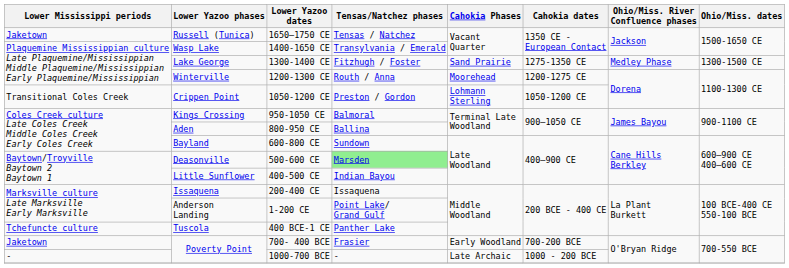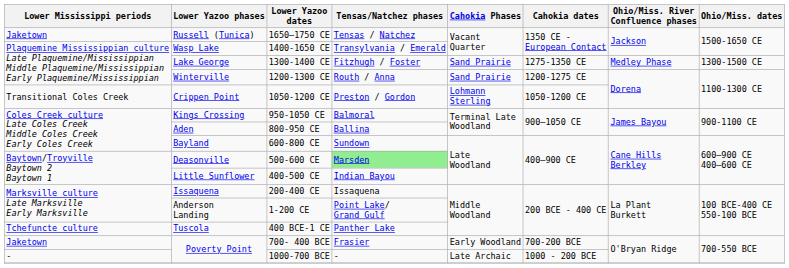(473, 77) Moorehead -> (480, 77) Sand Prairie
